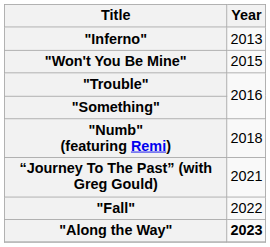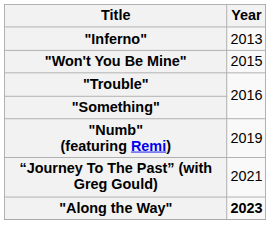(246, 138) 2018 -> (246, 138) 2019
- row: (116, 208)
